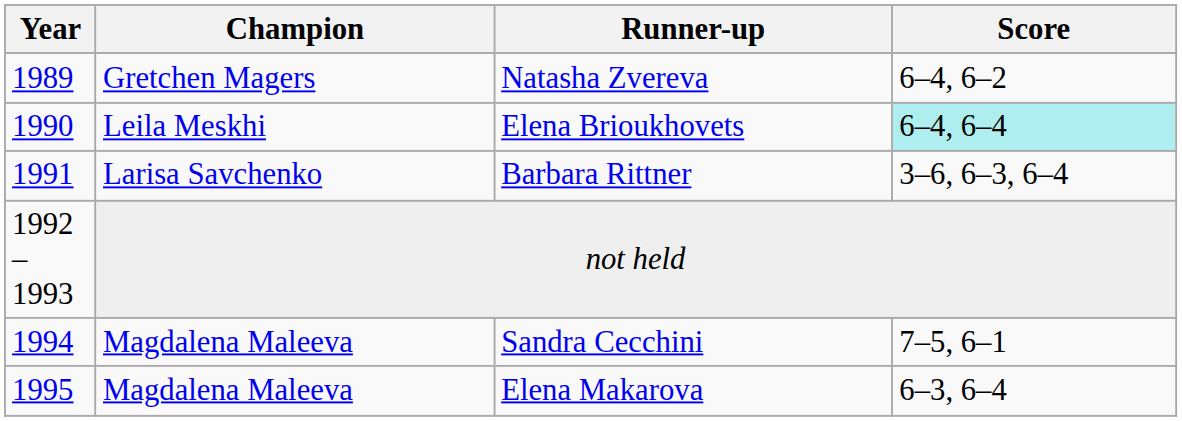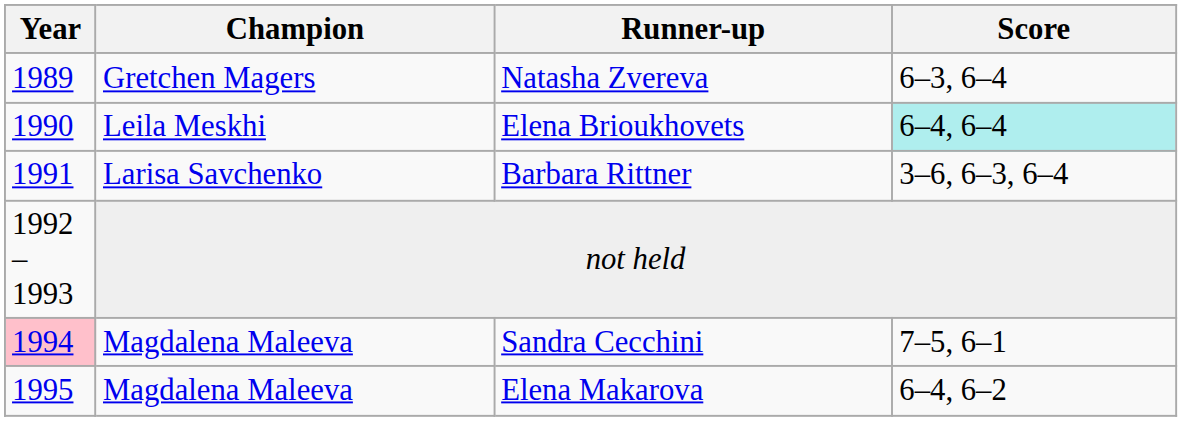(953, 77) 6–4, 6–2 -> (953, 77) 6–3, 6–4
(43, 341) no background -> (43, 341) pink background
(953, 390) 6–3, 6–4 -> (953, 390) 6–4, 6–2
